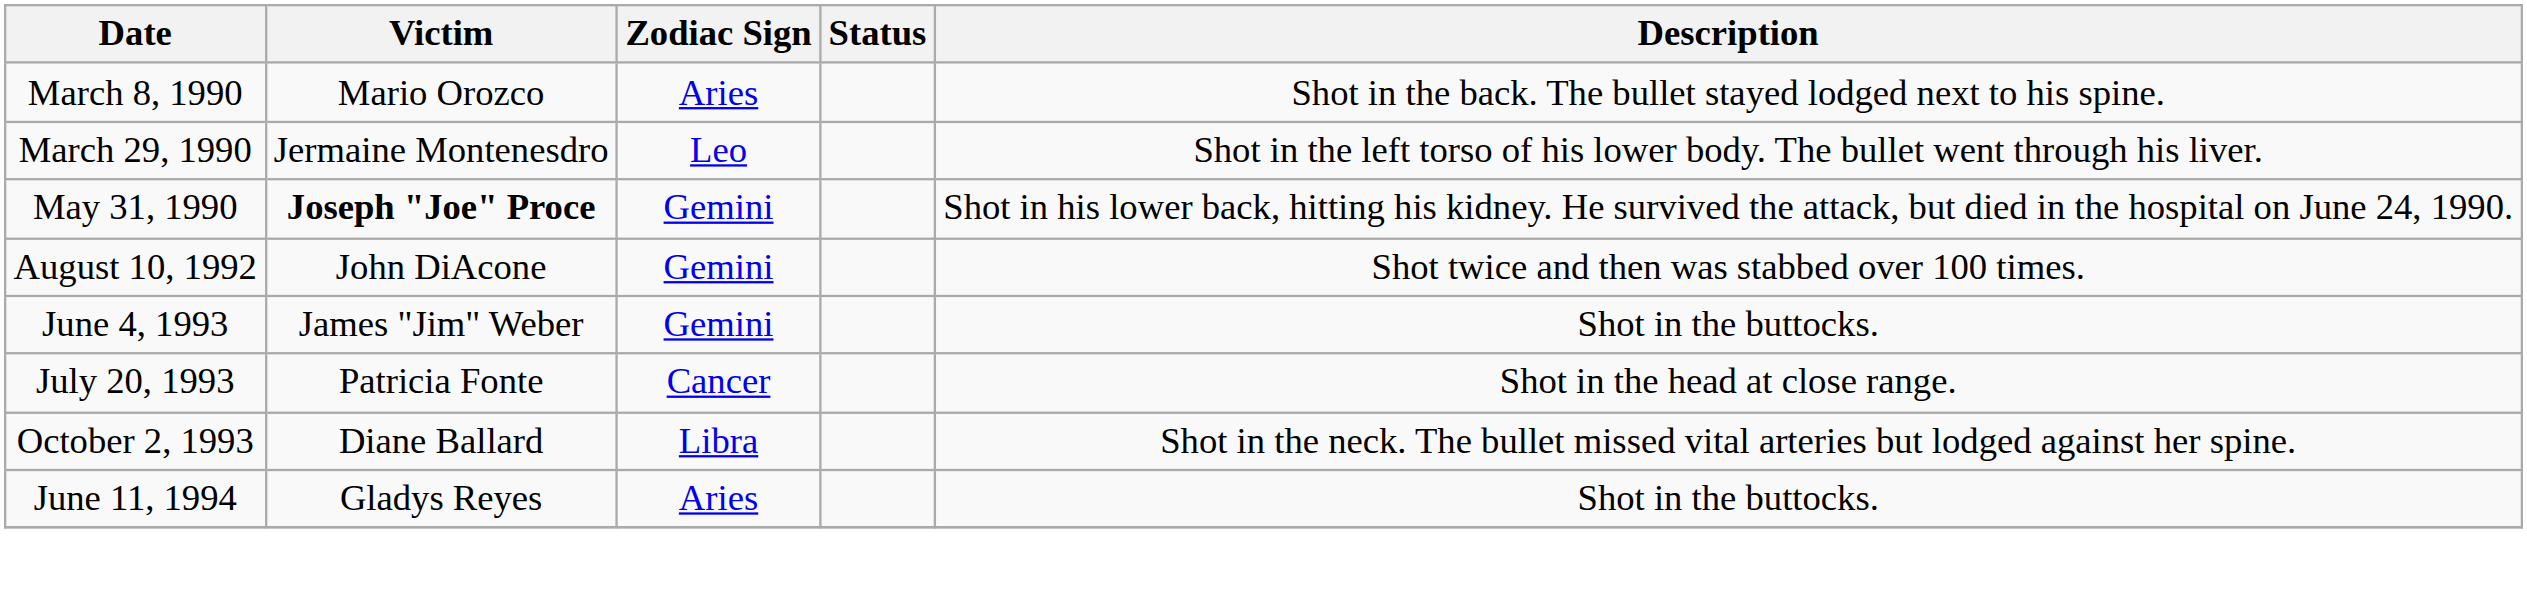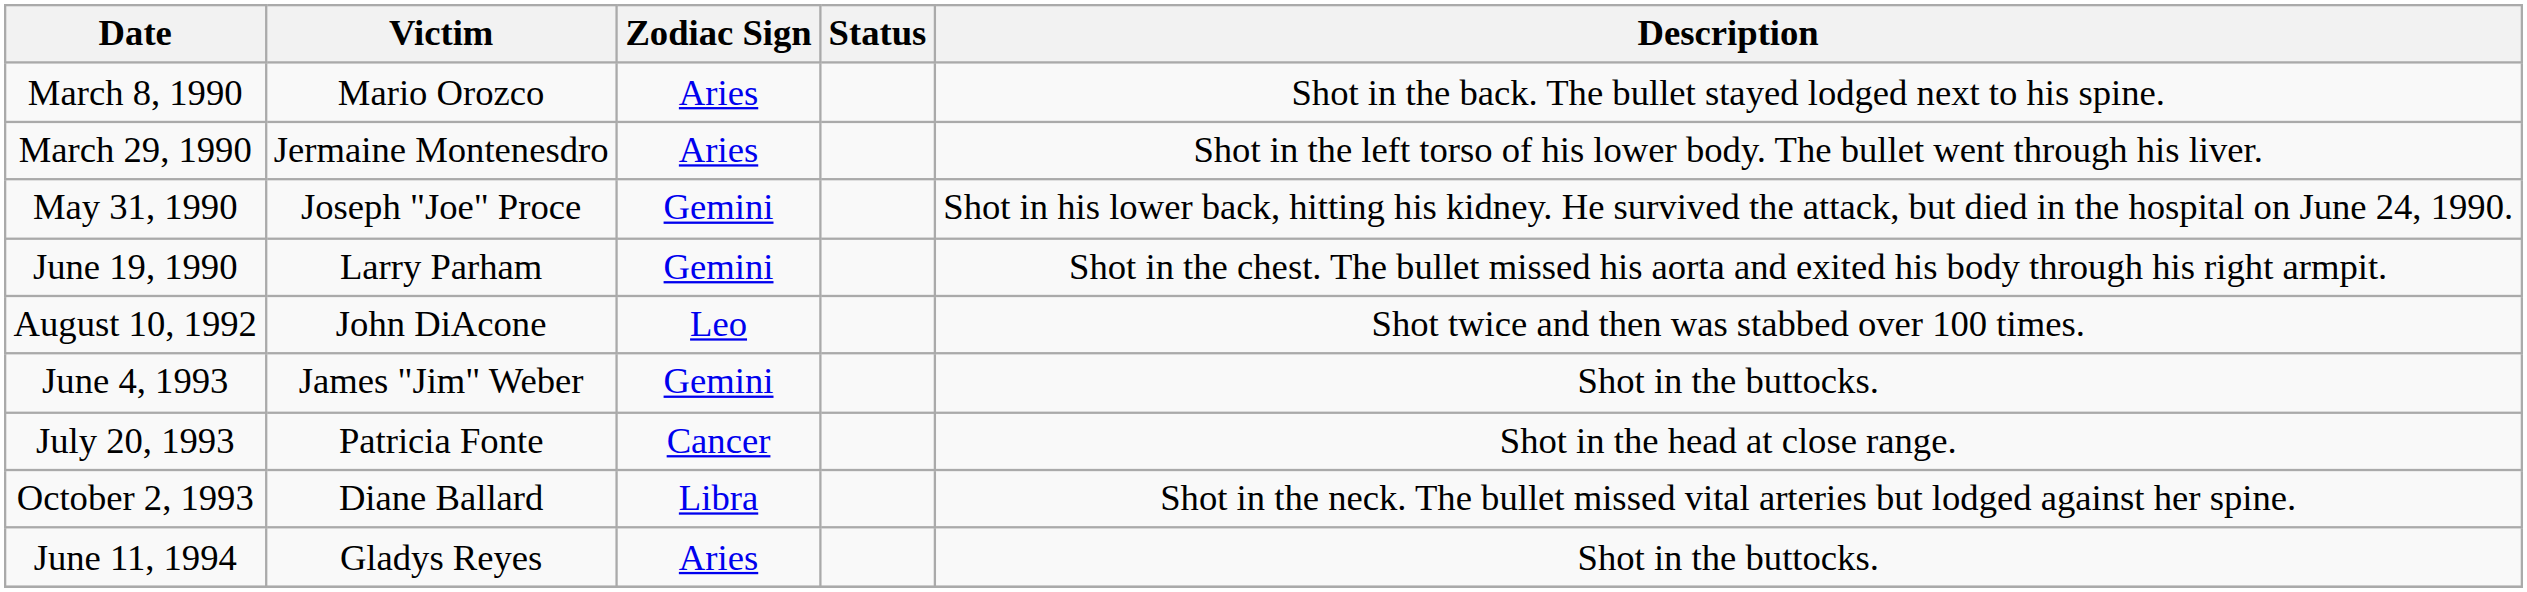(719, 149) Leo -> (719, 149) Aries
(441, 207) bold -> (441, 207) normal
+ row: (135, 265)
(719, 265) Gemini -> (719, 324) Leo
